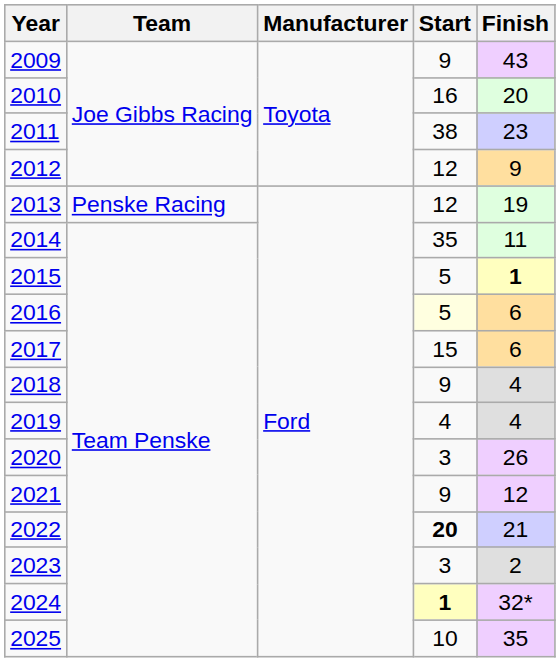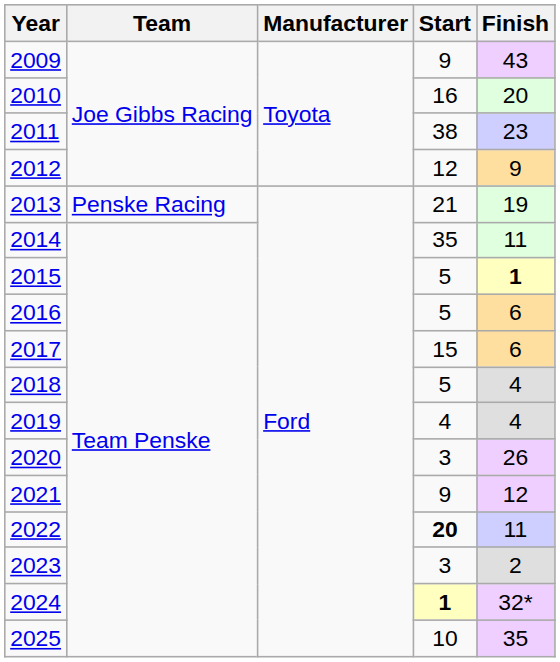(445, 204) 12 -> (445, 204) 21
(445, 313) lightyellow background -> (445, 313) no background
(445, 385) 9 -> (445, 385) 5
(515, 530) 21 -> (515, 530) 11
